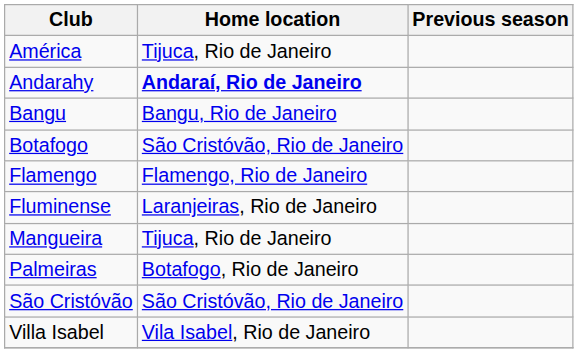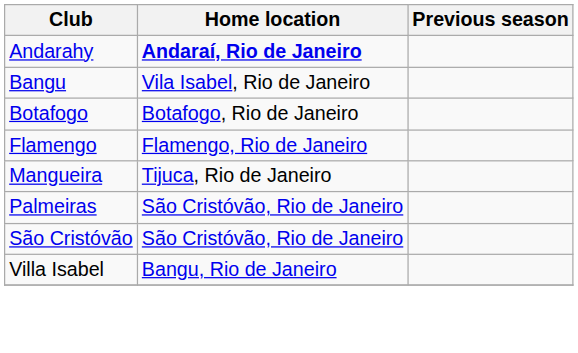- row: (45, 51)
(239, 113) Bangu, Rio de Janeiro -> (256, 82) Vila Isabel, Rio de Janeiro
(273, 144) São Cristóvão, Rio de Janeiro -> (250, 113) Botafogo, Rio de Janeiro
- row: (60, 207)
(250, 269) Botafogo, Rio de Janeiro -> (273, 207) São Cristóvão, Rio de Janeiro
(256, 332) Vila Isabel, Rio de Janeiro -> (239, 269) Bangu, Rio de Janeiro
